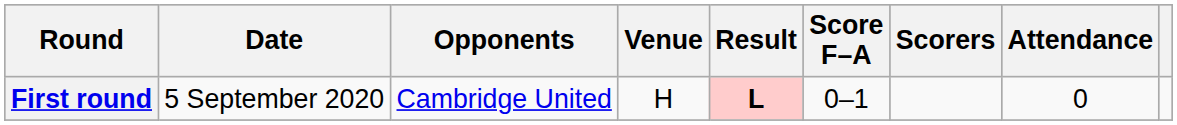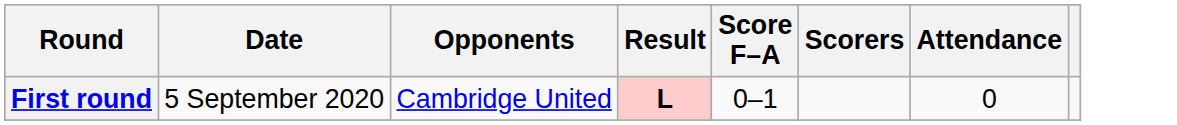- column: (664, 40)
